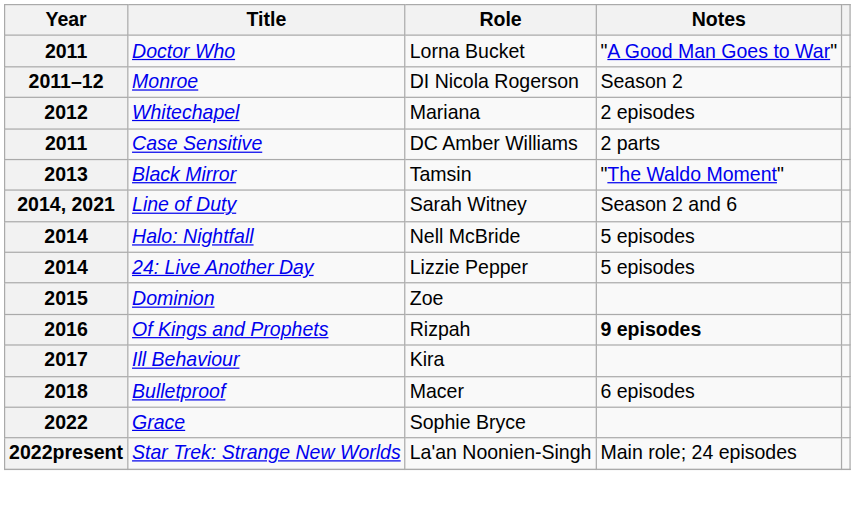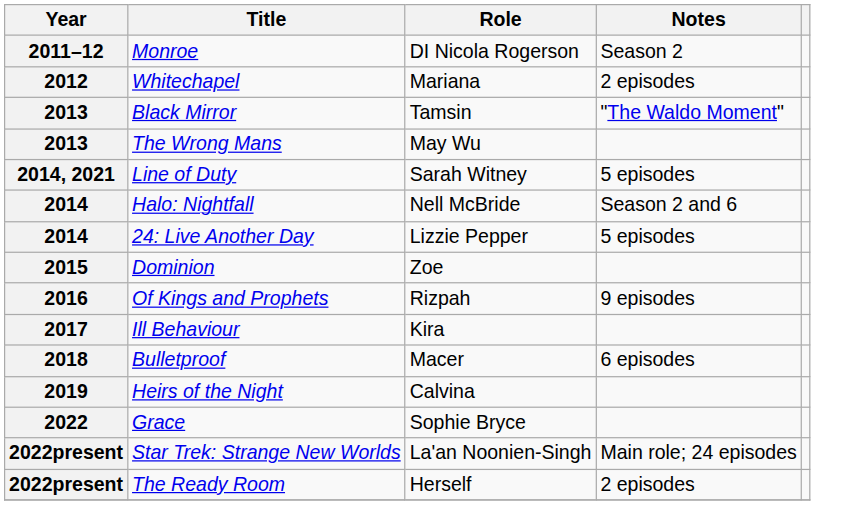- row: (184, 50)
- row: (197, 143)
+ row: (207, 143)
(669, 205) Season 2 and 6 -> (648, 174) 5 episodes
(648, 236) 5 episodes -> (669, 205) Season 2 and 6
(651, 329) bold -> (648, 298) normal
+ row: (207, 391)
+ row: (209, 484)
